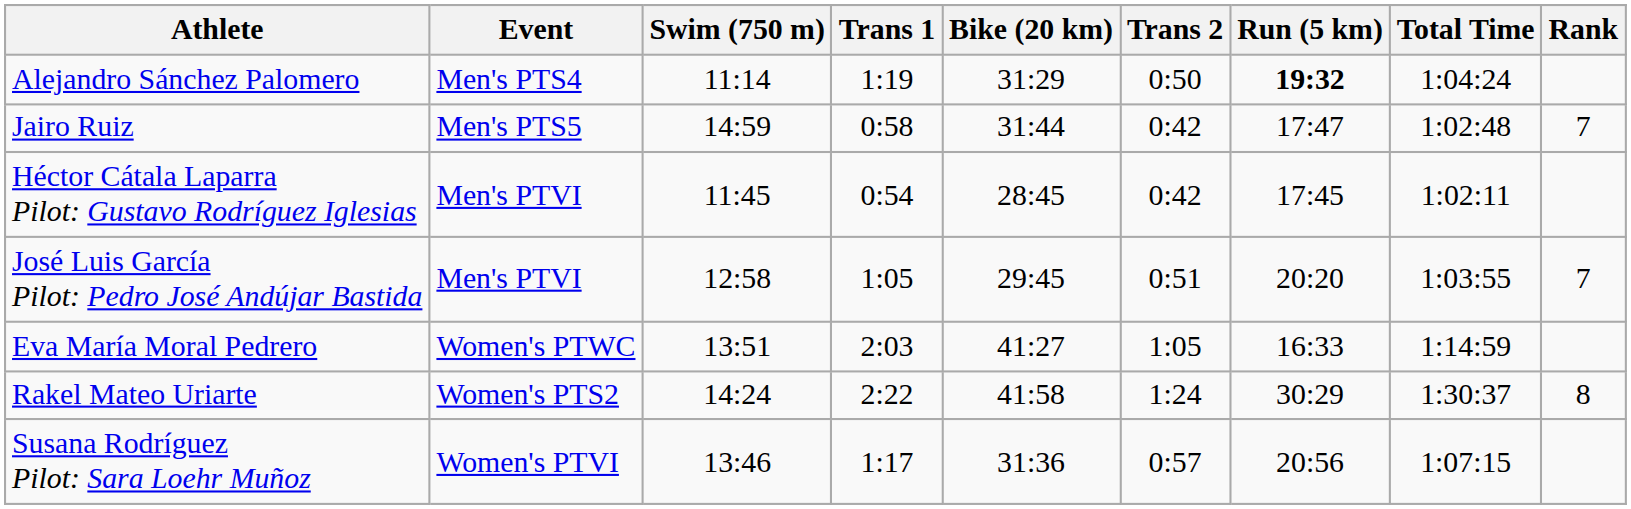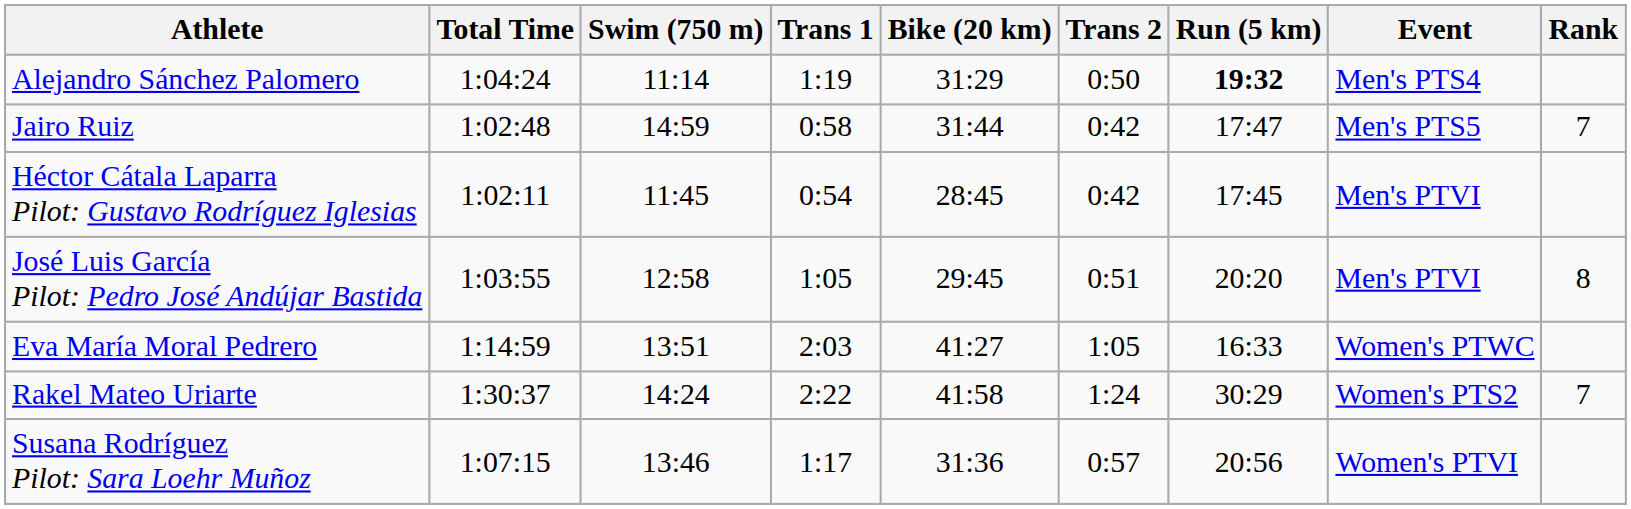columns swapped: (536, 29) <-> (1466, 29)
(1583, 278) 7 -> (1583, 278) 8
(1583, 394) 8 -> (1583, 394) 7
